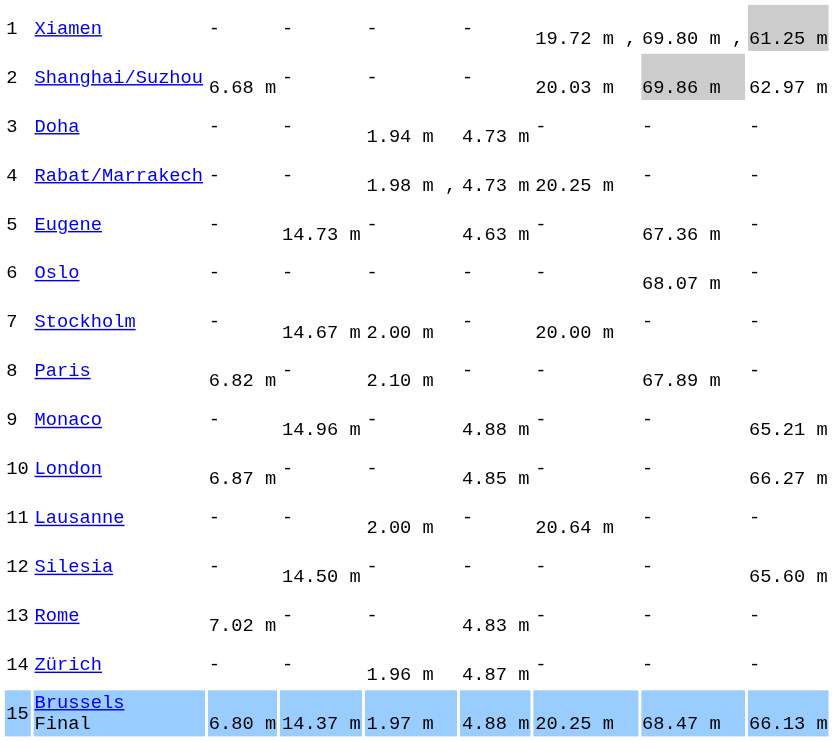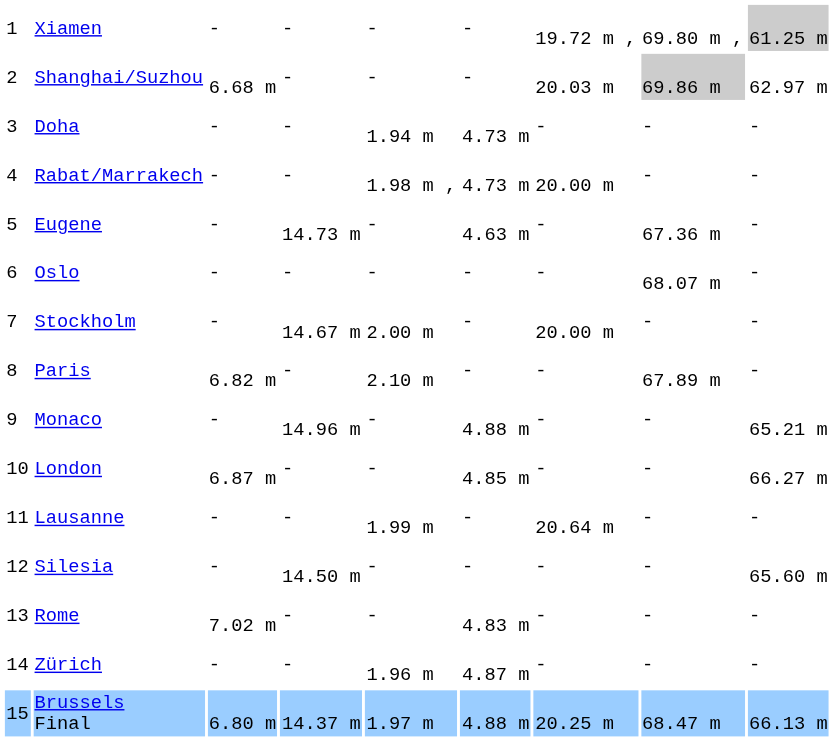(575, 186) 20.25 m -> (575, 186) 20.00 m
(400, 528) 2.00 m -> (400, 528) 1.99 m
